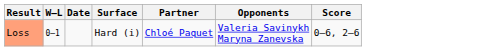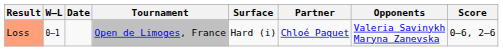+ column: (160, 12)
